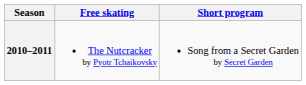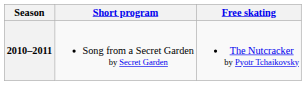columns swapped: (230, 12) <-> (107, 12)
